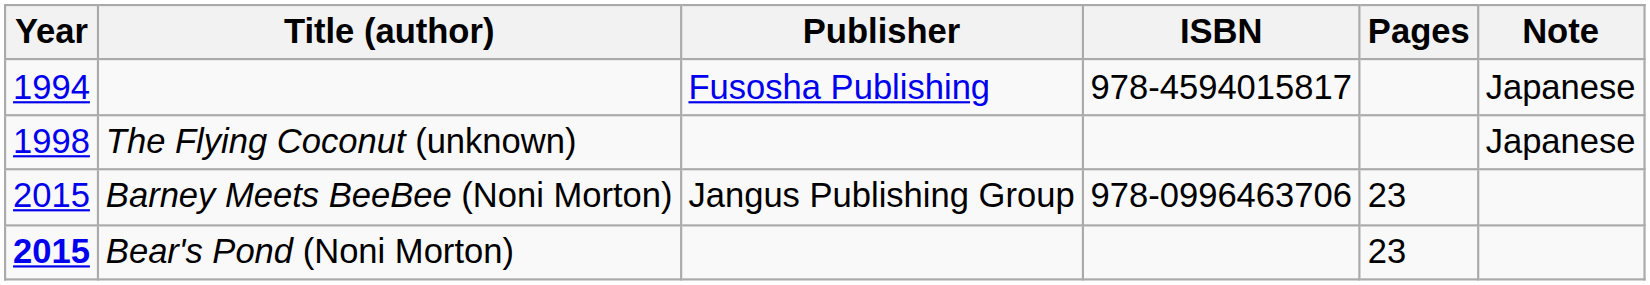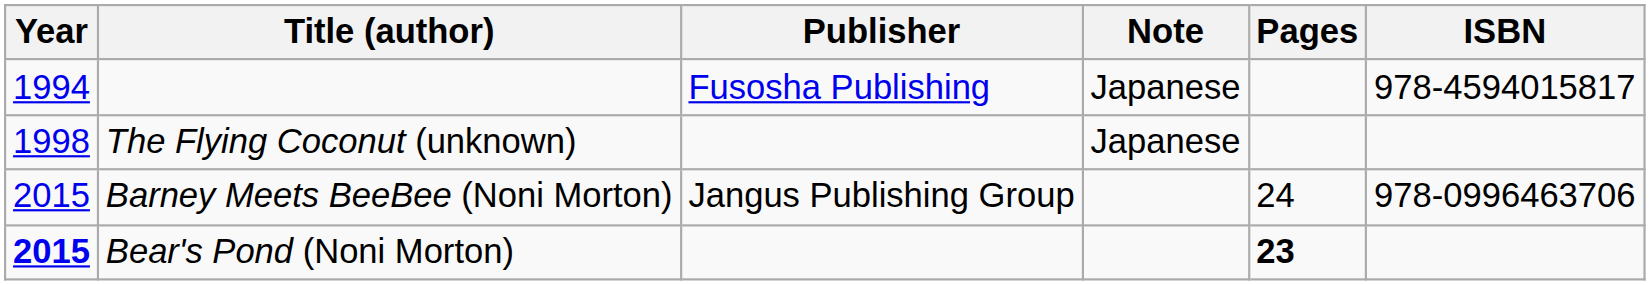columns swapped: (1221, 31) <-> (1561, 31)
(1387, 196) 23 -> (1276, 196) 24
(1387, 251) normal -> (1276, 251) bold
